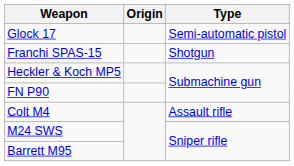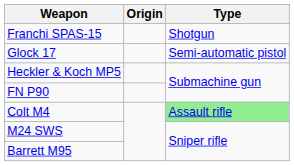rows swapped: (32, 33) <-> (54, 53)
(200, 111) no background -> (200, 111) lightgreen background
